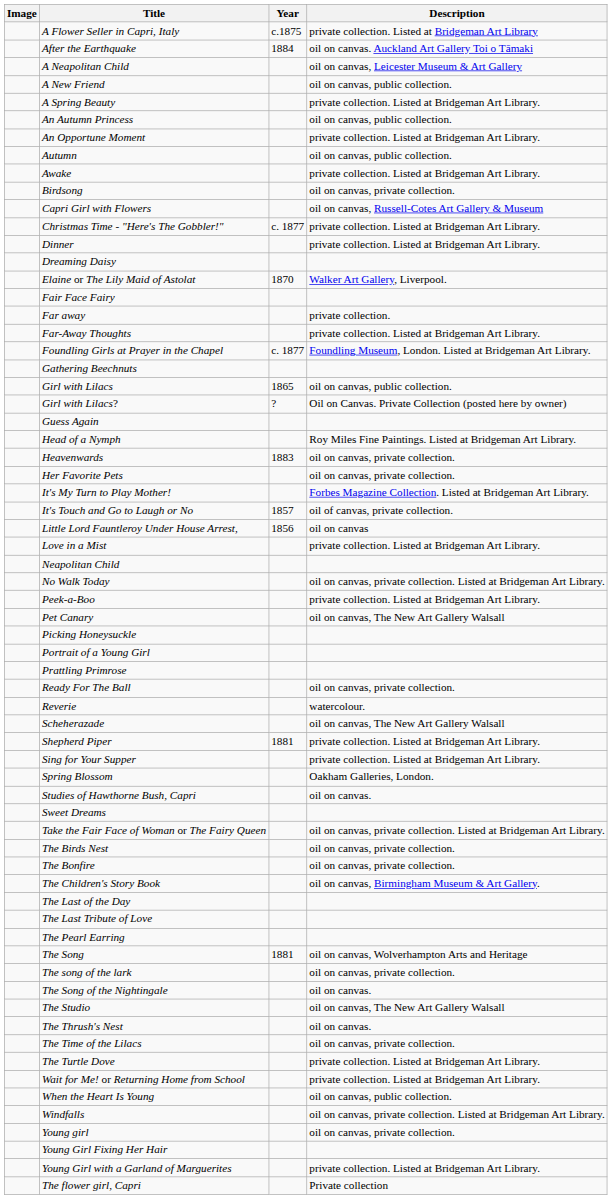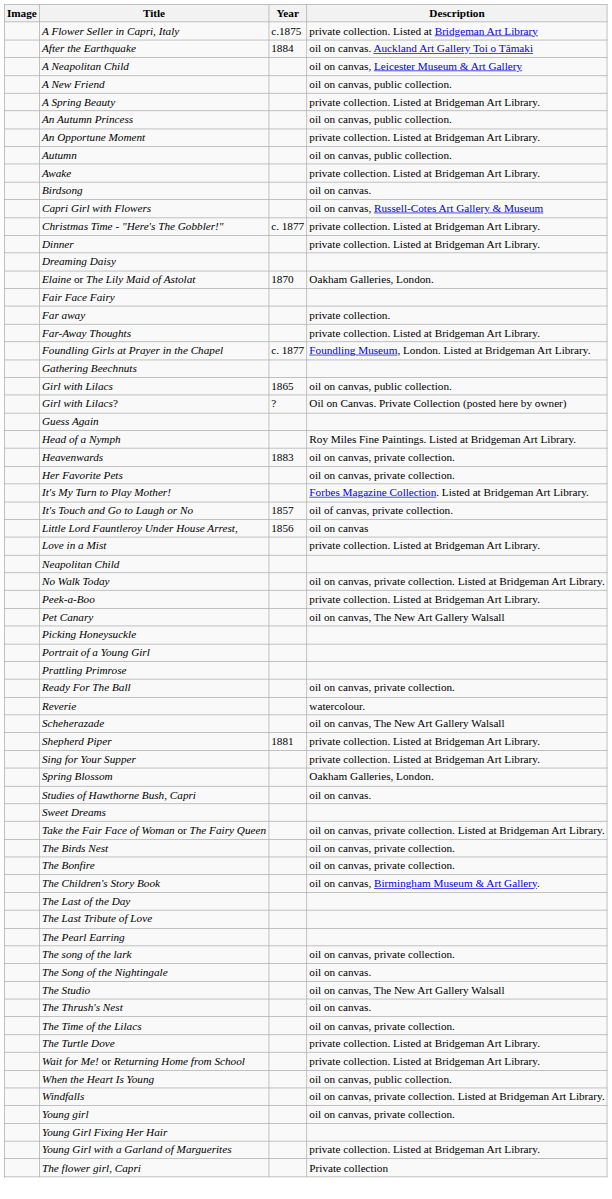(382, 191) oil on canvas, private collection. -> (340, 191) oil on canvas.
(378, 279) Walker Art Gallery, Liverpool. -> (372, 279) Oakham Galleries, London.
- row: (63, 954)
